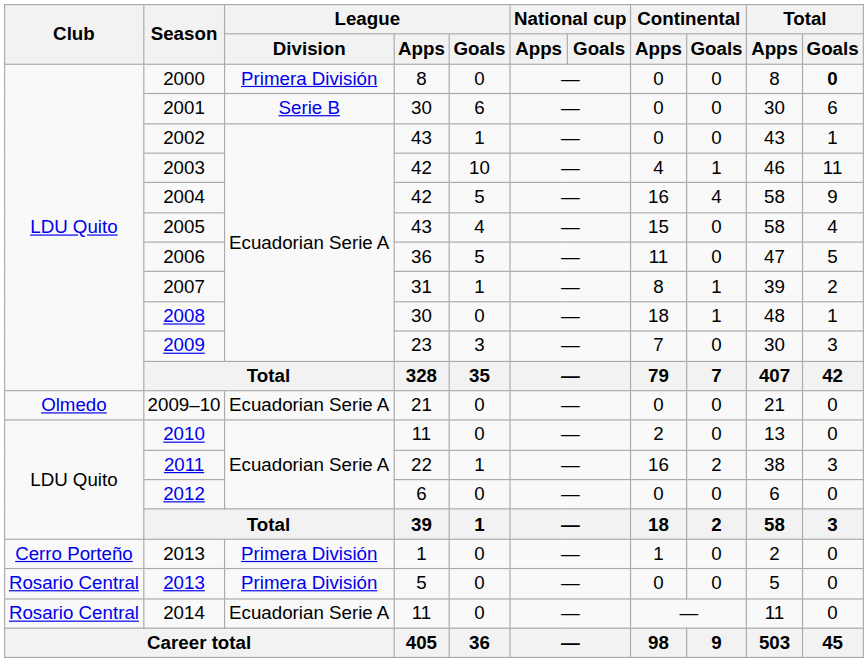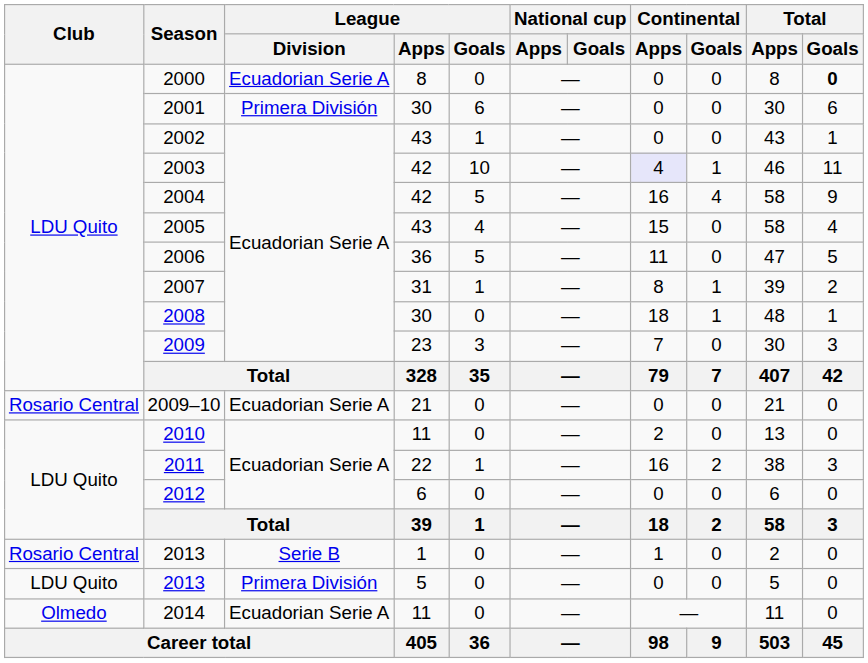(309, 78) Primera División -> (309, 78) Ecuadorian Serie A
(309, 108) Serie B -> (309, 108) Primera División
(658, 167) no background -> (658, 167) lavender background
(74, 405) Olmedo -> (74, 405) Rosario Central
(74, 553) Cerro Porteño -> (74, 553) Rosario Central
(309, 553) Primera División -> (309, 553) Serie B
(74, 583) Rosario Central -> (74, 583) LDU Quito
(74, 613) Rosario Central -> (74, 613) Olmedo
